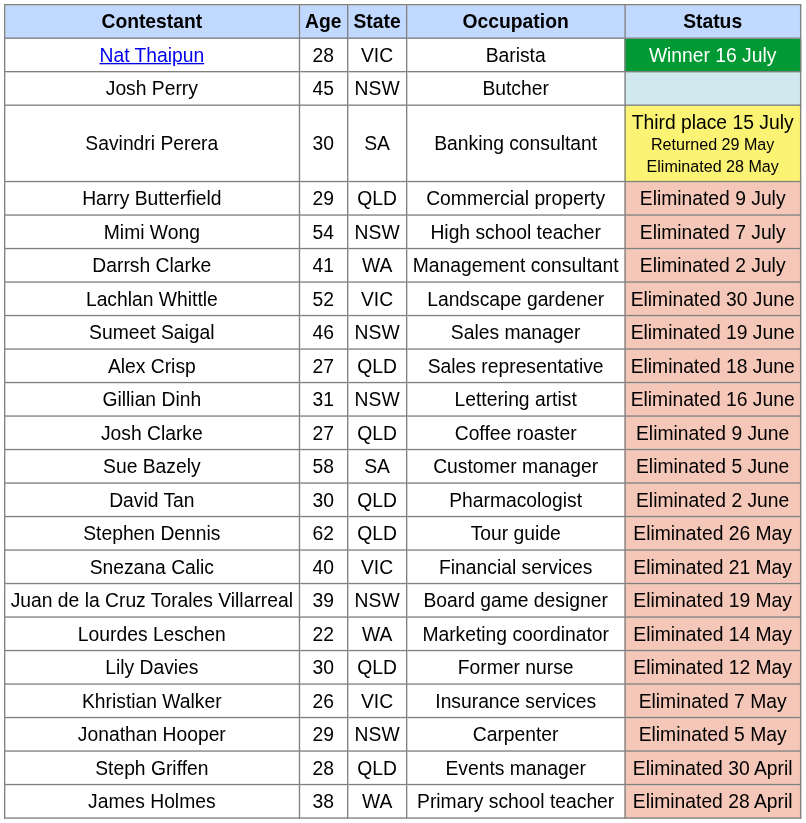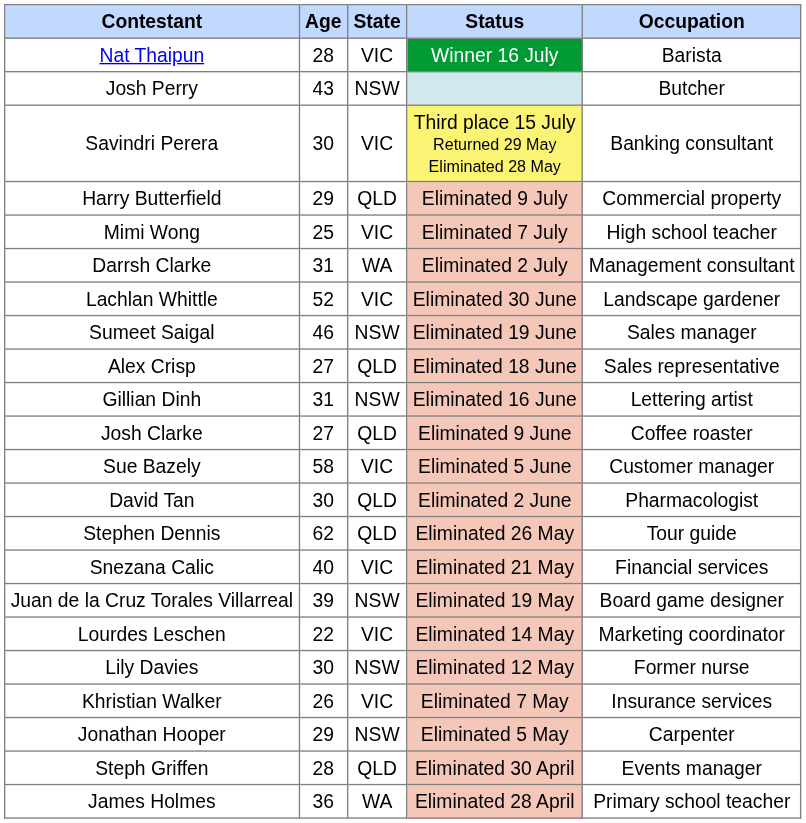columns swapped: (516, 21) <-> (713, 21)
(323, 88) 45 -> (323, 88) 43
(377, 143) SA -> (377, 143) VIC
(323, 232) 54 -> (323, 232) 25
(377, 232) NSW -> (377, 232) VIC
(323, 265) 41 -> (323, 265) 31
(377, 466) SA -> (377, 466) VIC
(377, 634) WA -> (377, 634) VIC
(377, 667) QLD -> (377, 667) NSW
(323, 801) 38 -> (323, 801) 36
